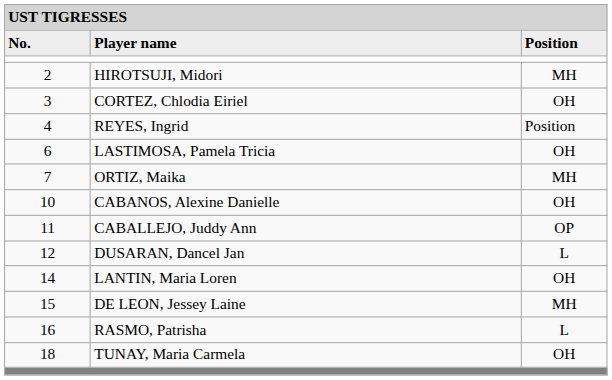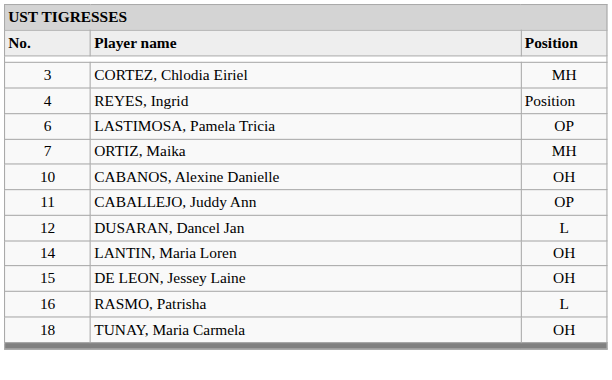- row: (48, 75)
(564, 101) OH -> (564, 75) MH
(564, 151) OH -> (564, 126) OP
(564, 304) MH -> (564, 278) OH
